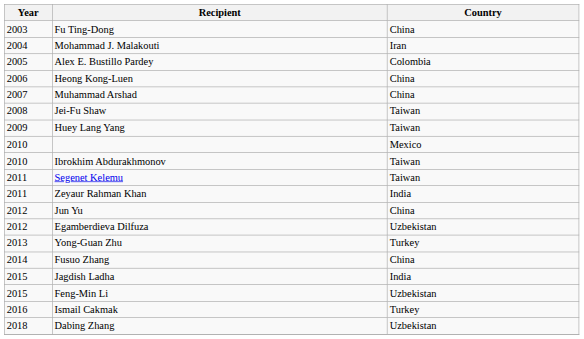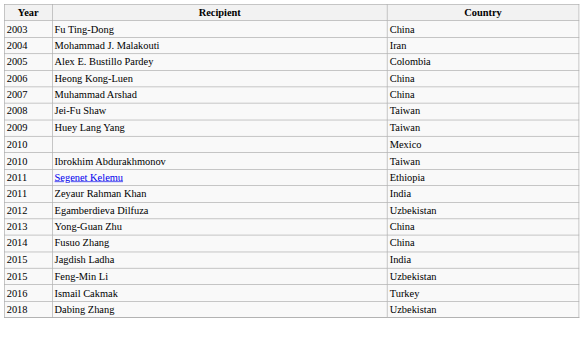(405, 177) Taiwan -> (407, 177) Ethiopia
- row: (17, 210)
(405, 243) Turkey -> (402, 227) China
